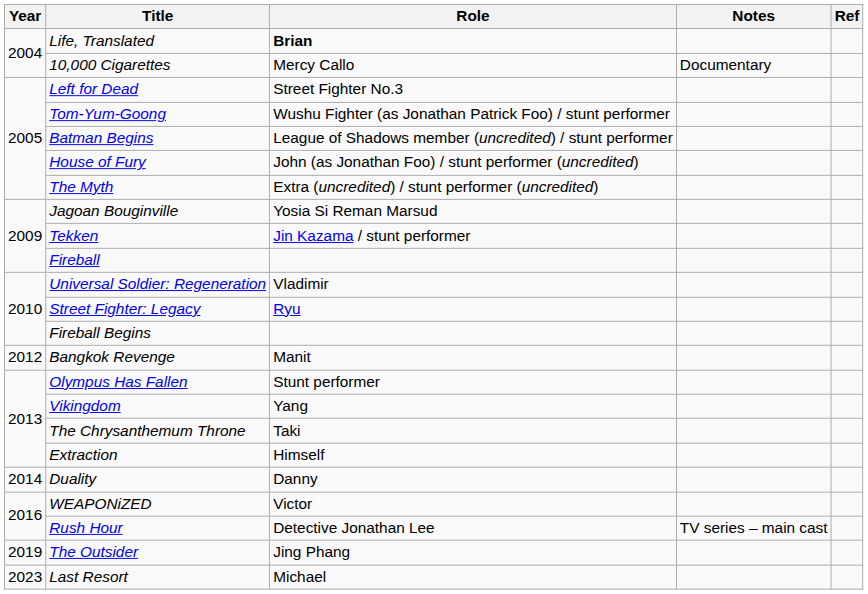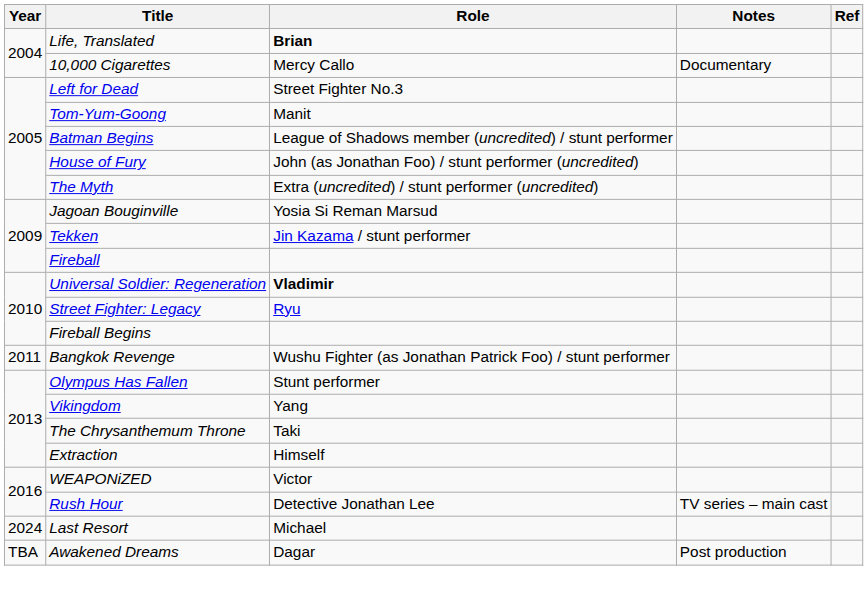(472, 114) Wushu Fighter (as Jonathan Patrick Foo) / stunt performer -> (292, 114) Manit
(301, 284) normal -> (304, 284) bold
(25, 357) 2012 -> (25, 357) 2011
(292, 357) Manit -> (472, 357) Wushu Fighter (as Jonathan Patrick Foo) / stunt performer
- row: (73, 479)
- row: (94, 552)
(25, 576) 2023 -> (25, 528) 2024
+ row: (114, 552)
